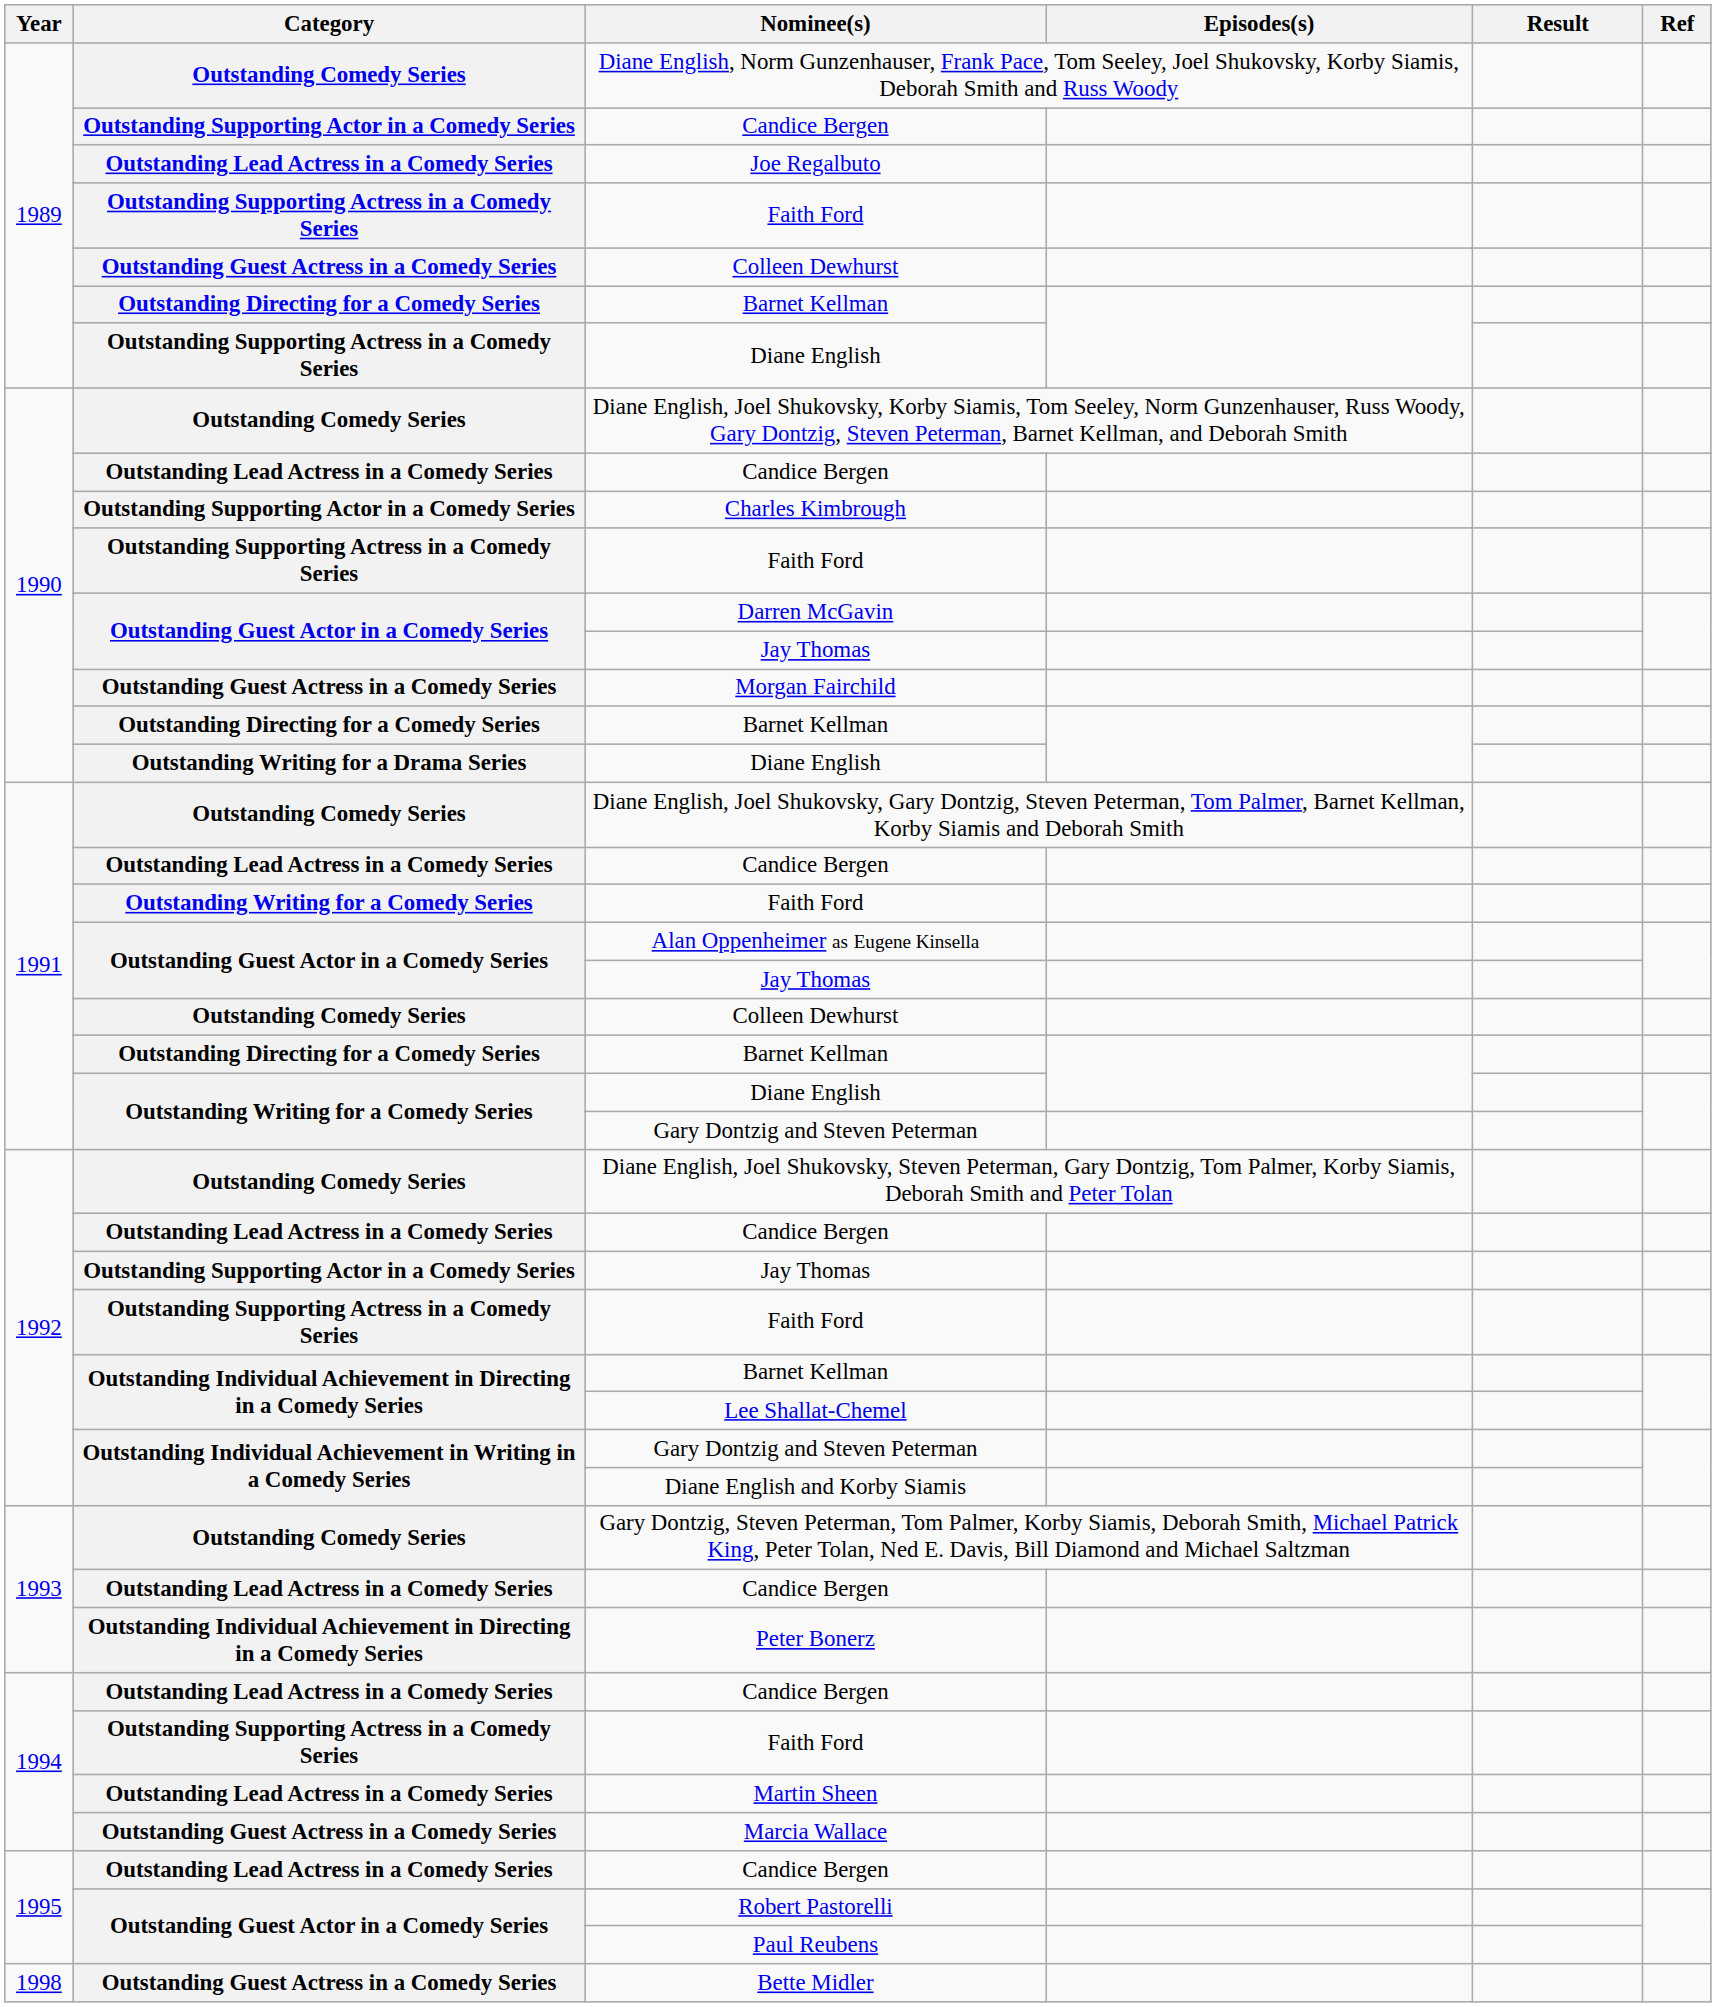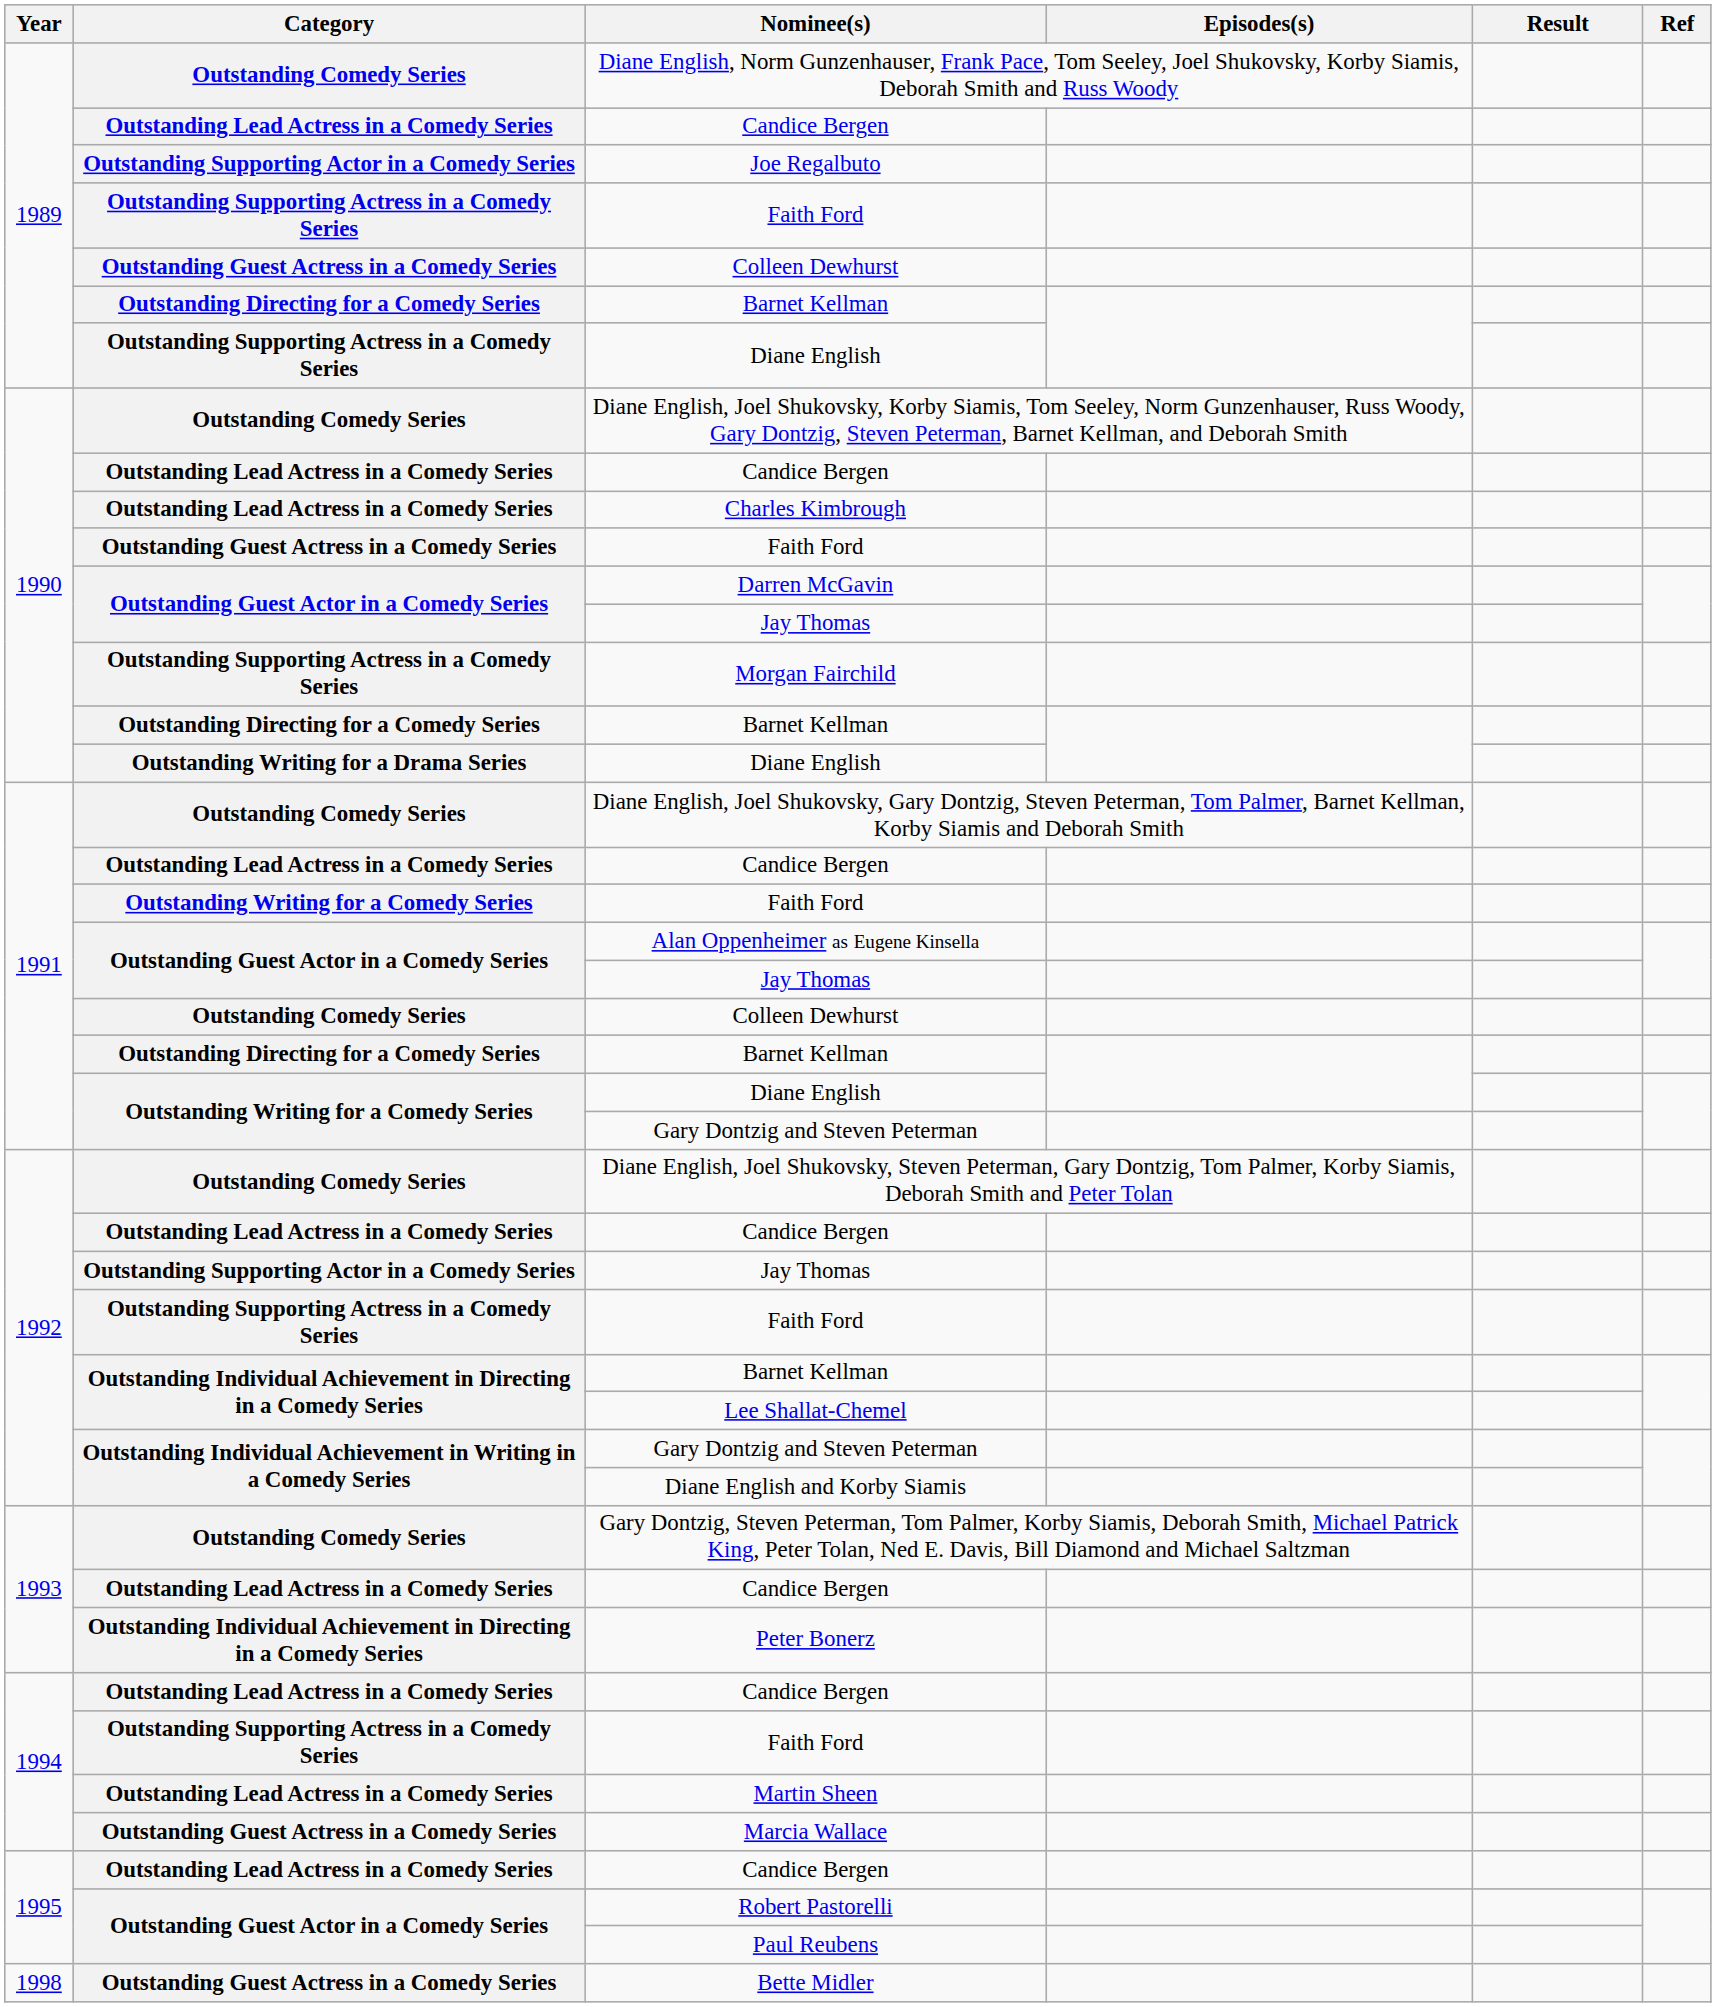(329, 126) Outstanding Supporting Actor in a Comedy Series -> (329, 126) Outstanding Lead Actress in a Comedy Series
(329, 164) Outstanding Lead Actress in a Comedy Series -> (329, 164) Outstanding Supporting Actor in a Comedy Series
(329, 509) Outstanding Supporting Actor in a Comedy Series -> (329, 509) Outstanding Lead Actress in a Comedy Series
(329, 560) Outstanding Supporting Actress in a Comedy Series -> (329, 547) Outstanding Guest Actress in a Comedy Series
(329, 687) Outstanding Guest Actress in a Comedy Series -> (329, 674) Outstanding Supporting Actress in a Comedy Series
